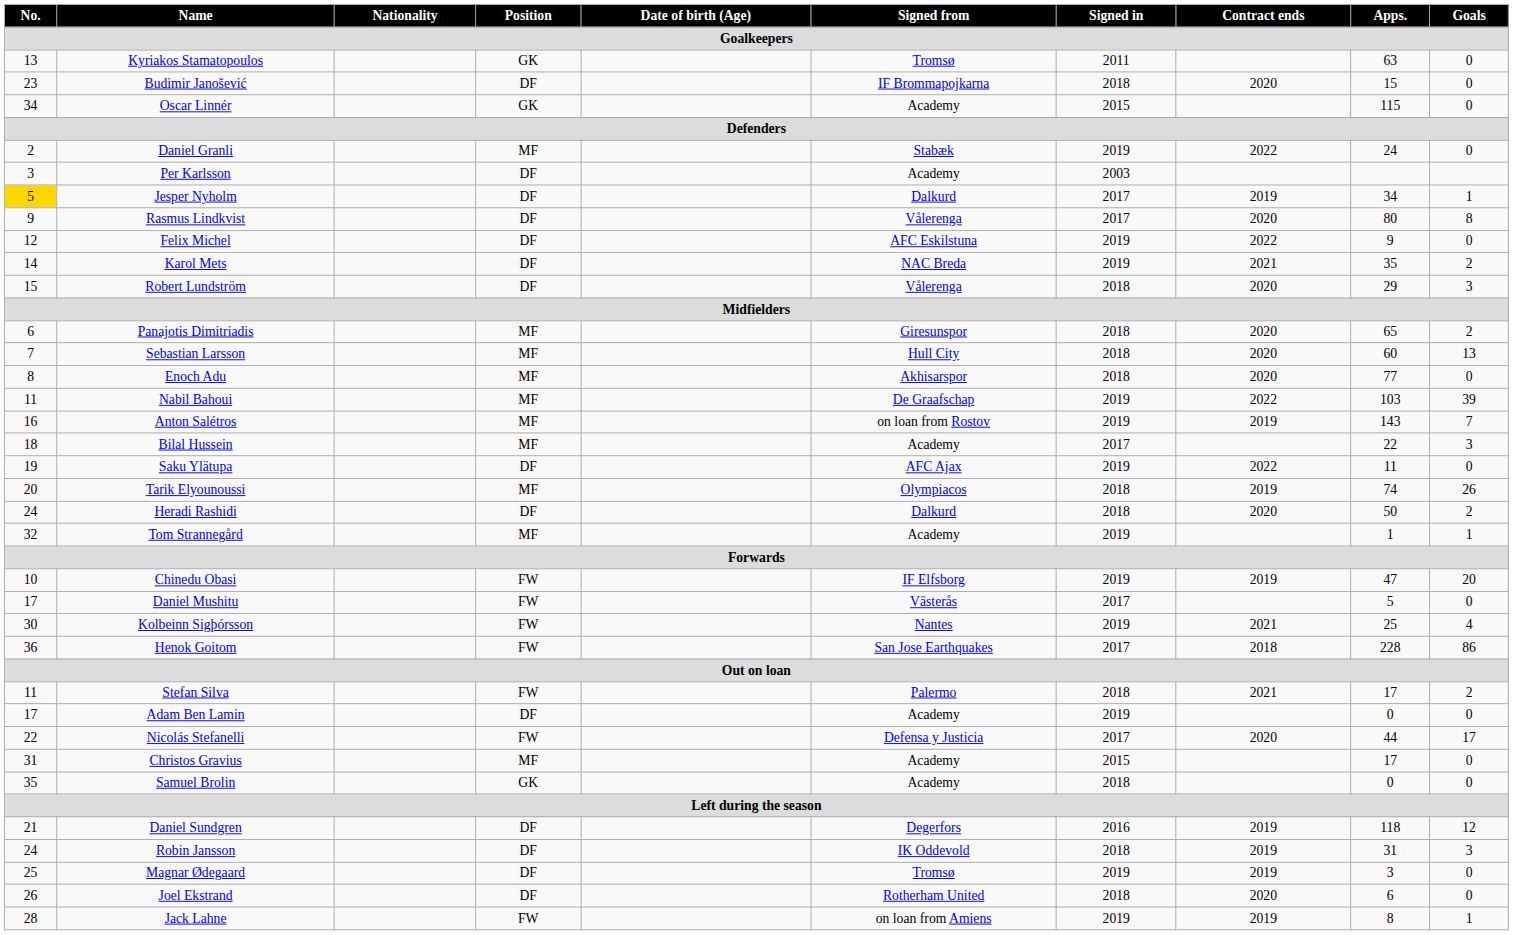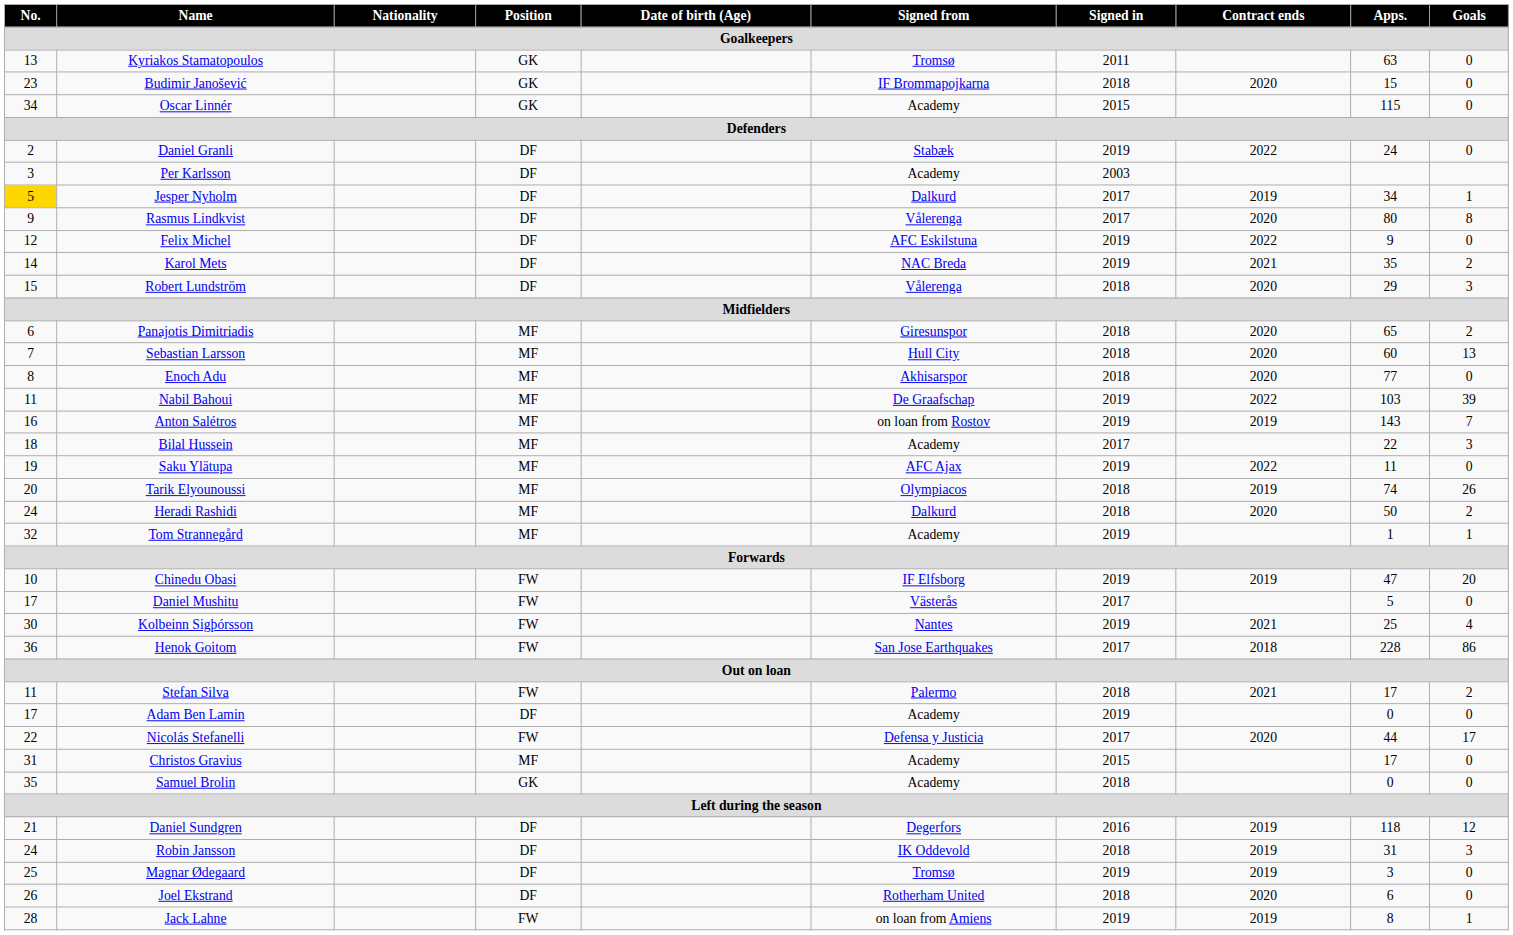(528, 83) DF -> (528, 83) GK
(528, 151) MF -> (528, 151) DF
(528, 467) DF -> (528, 467) MF
(528, 512) DF -> (528, 512) MF
